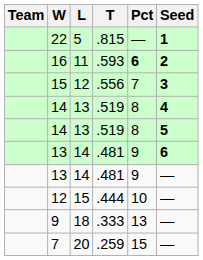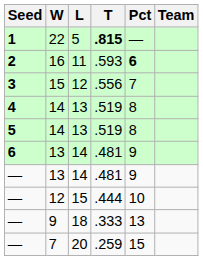columns swapped: (26, 15) <-> (177, 15)
(110, 38) normal -> (108, 38) bold
